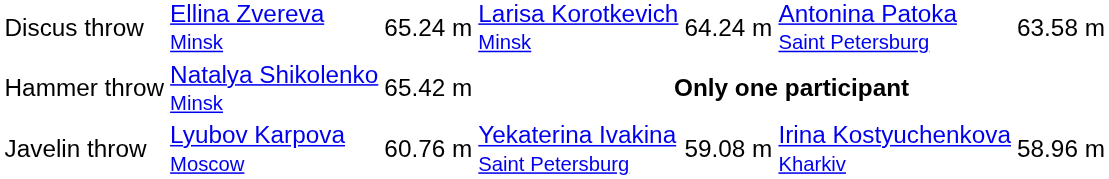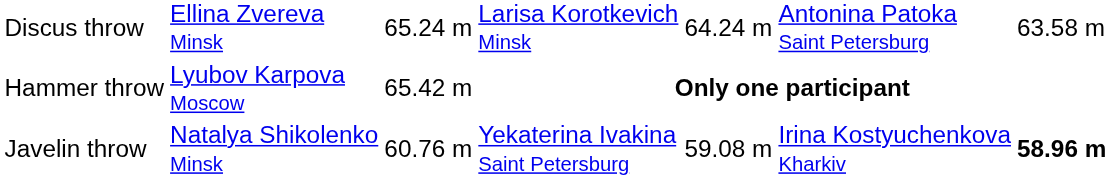(274, 88) Natalya Shikolenko Minsk -> (258, 88) Lyubov Karpova Moscow
(258, 149) Lyubov Karpova Moscow -> (274, 149) Natalya Shikolenko Minsk
(1061, 149) normal -> (1062, 149) bold
